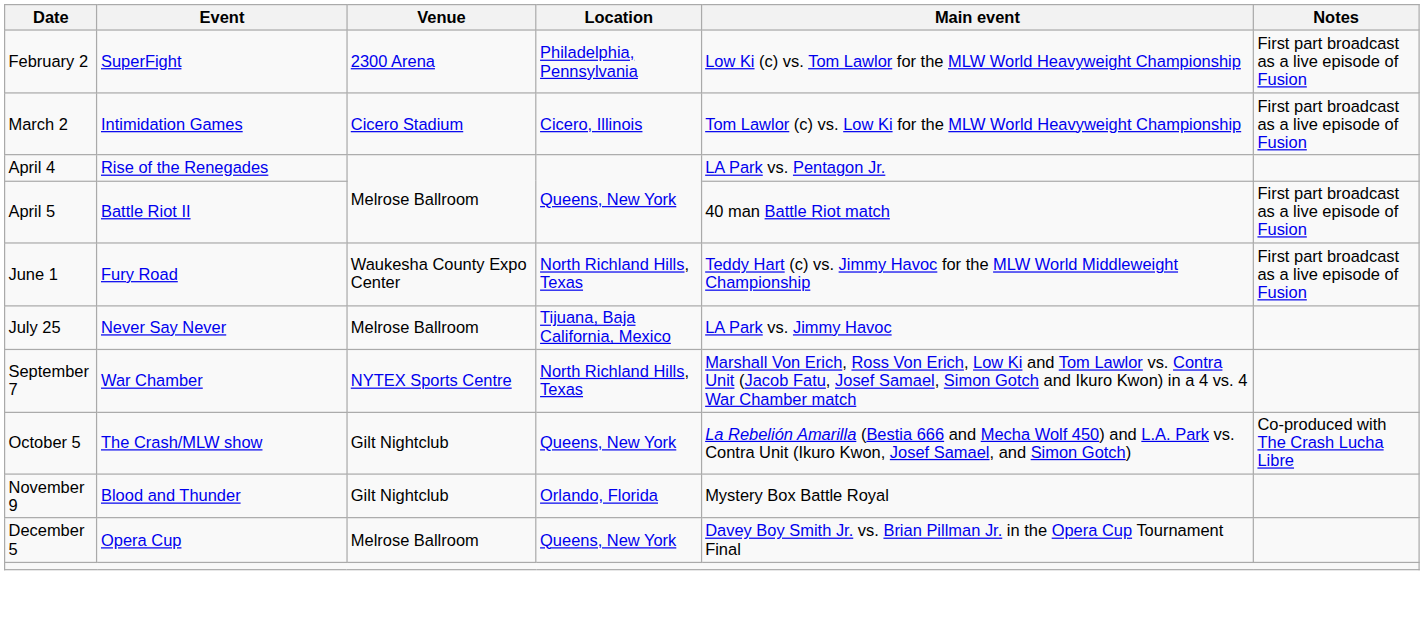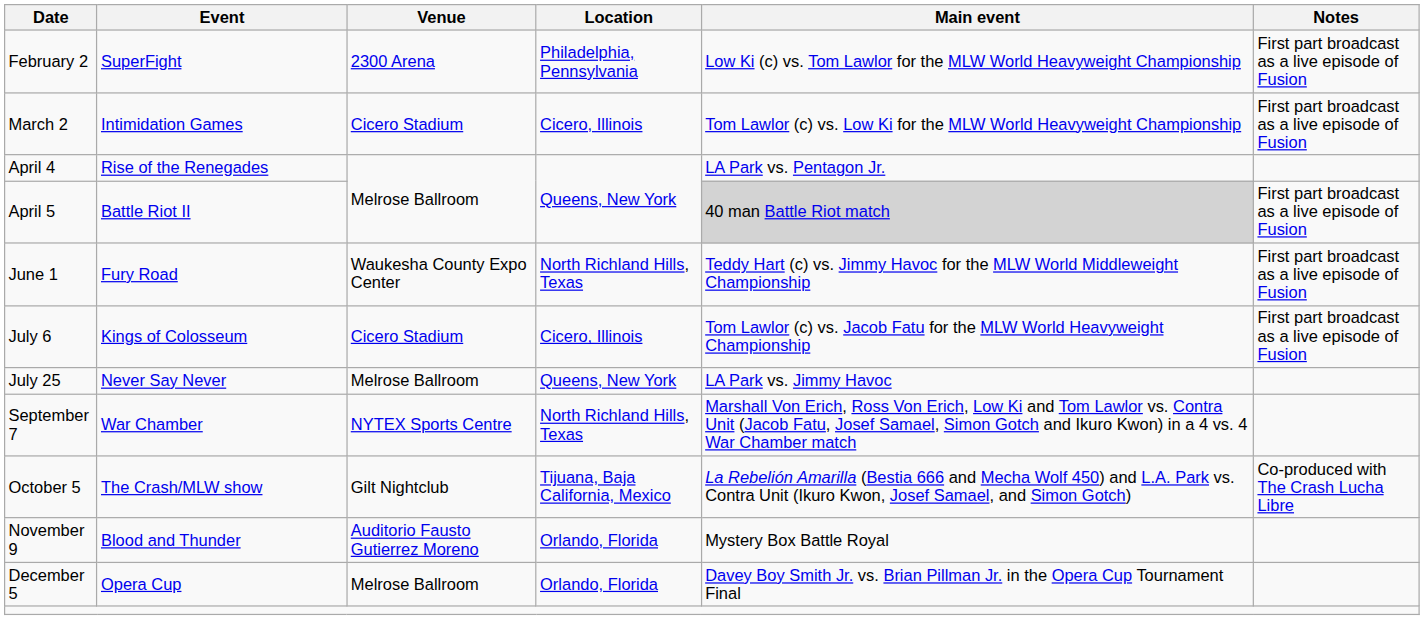(798, 212) no background -> (798, 212) lightgrey background
+ row: (30, 336)
(605, 327) Tijuana, Baja California, Mexico -> (608, 380) Queens, New York
(608, 442) Queens, New York -> (605, 487) Tijuana, Baja California, Mexico
(400, 496) Gilt Nightclub -> (415, 540) Auditorio Fausto Gutierrez Moreno
(608, 540) Queens, New York -> (599, 584) Orlando, Florida
